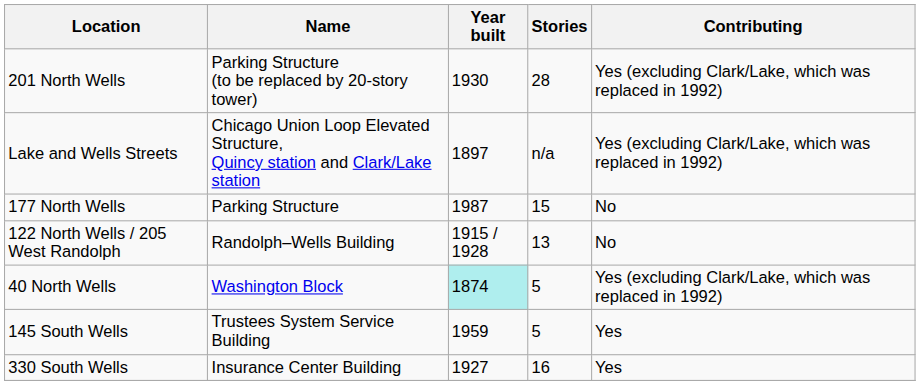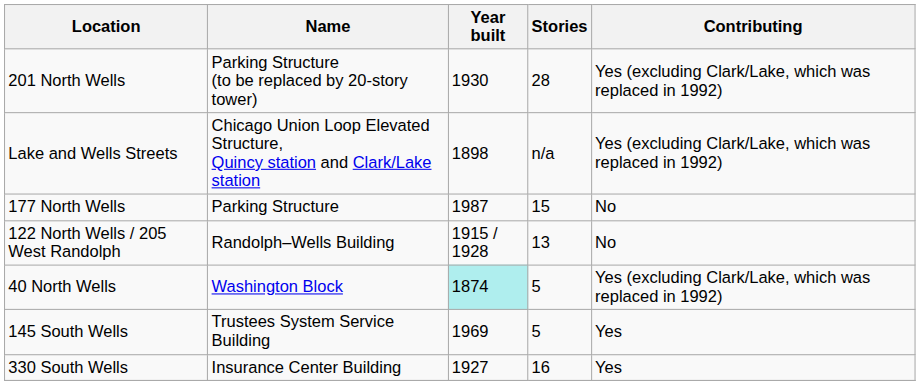(470, 153) 1897 -> (470, 153) 1898
(470, 331) 1959 -> (470, 331) 1969
